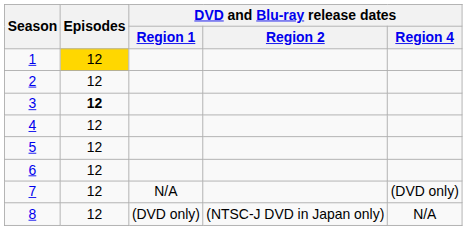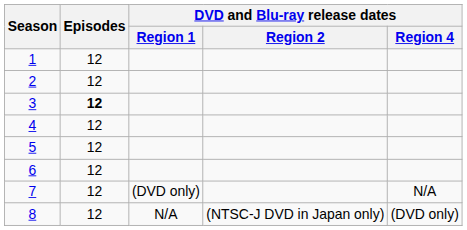(95, 59) gold background -> (95, 59) no background
(166, 192) N/A -> (166, 192) (DVD only)
(425, 192) (DVD only) -> (425, 192) N/A
(166, 214) (DVD only) -> (166, 214) N/A
(425, 214) N/A -> (425, 214) (DVD only)
